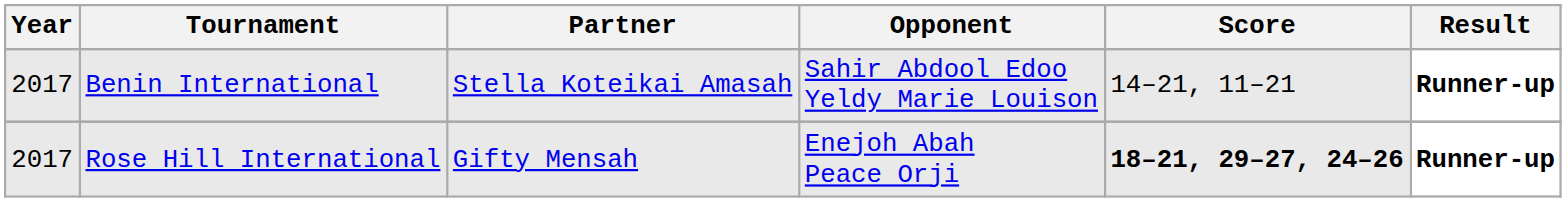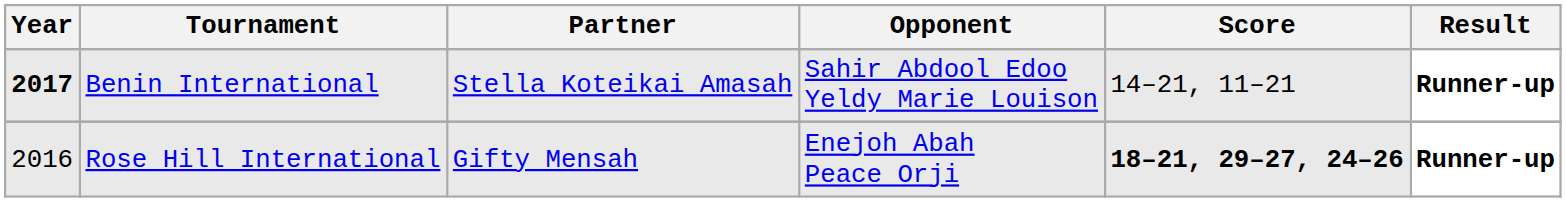(42, 85) normal -> (42, 85) bold
(42, 159) 2017 -> (42, 159) 2016
